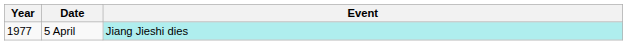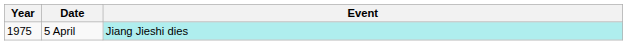(19, 31) 1977 -> (19, 31) 1975
